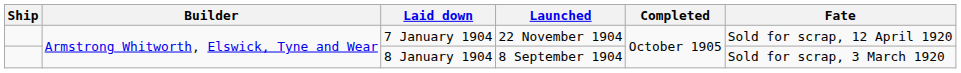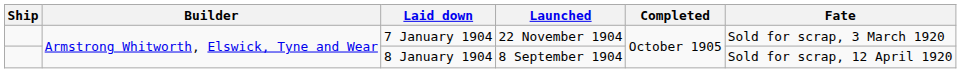(840, 36) Sold for scrap, 12 April 1920 -> (836, 36) Sold for scrap, 3 March 1920
(836, 57) Sold for scrap, 3 March 1920 -> (840, 57) Sold for scrap, 12 April 1920
